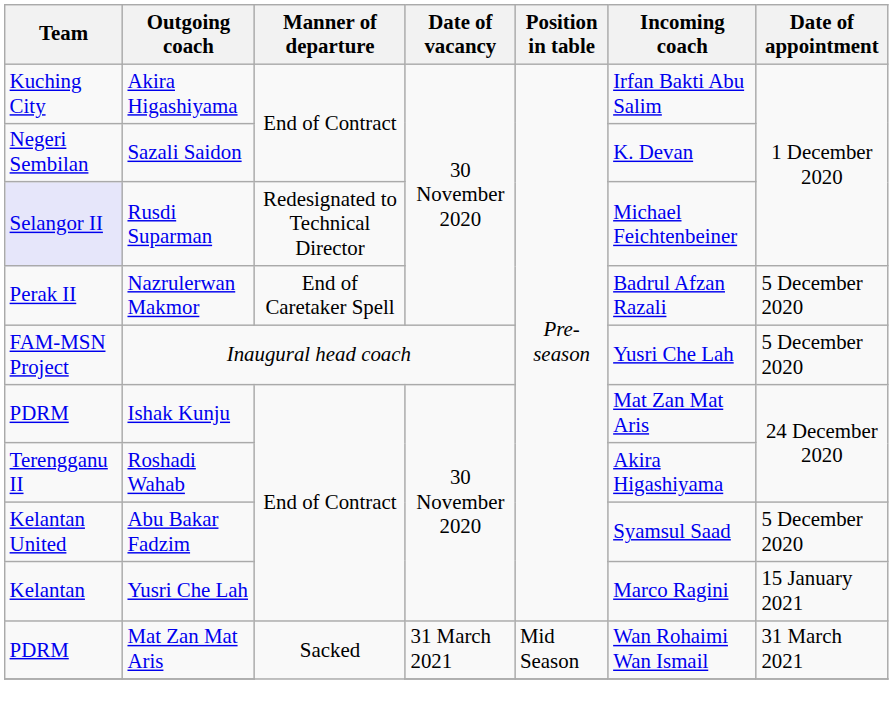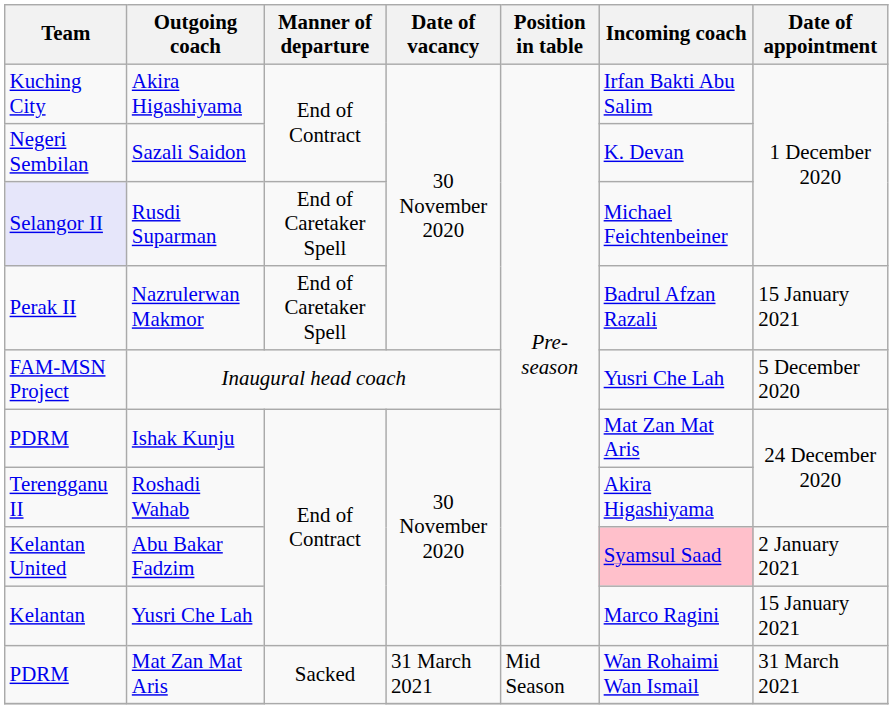(330, 224) Redesignated to Technical Director -> (325, 224) End of Caretaker Spell
(812, 295) 5 December 2020 -> (804, 307) 15 January 2021
(672, 531) no background -> (663, 556) pink background
(812, 531) 5 December 2020 -> (799, 556) 2 January 2021
